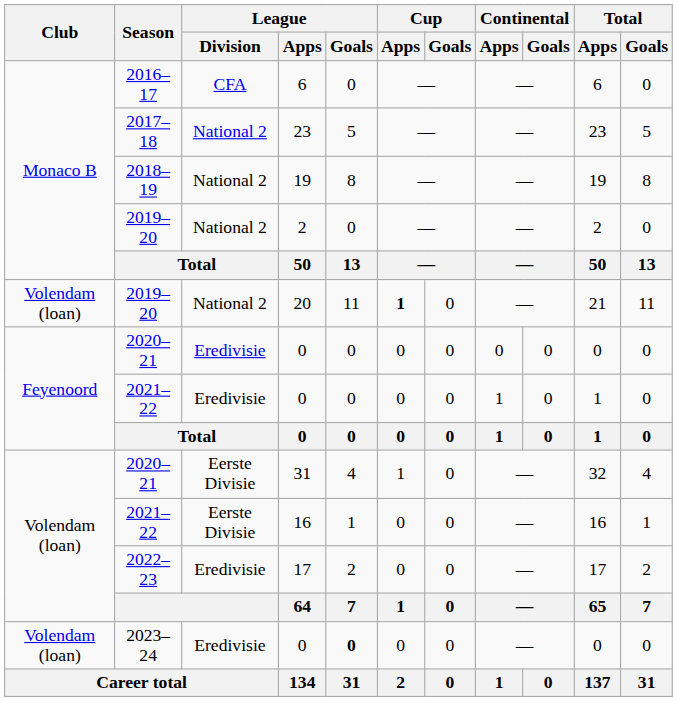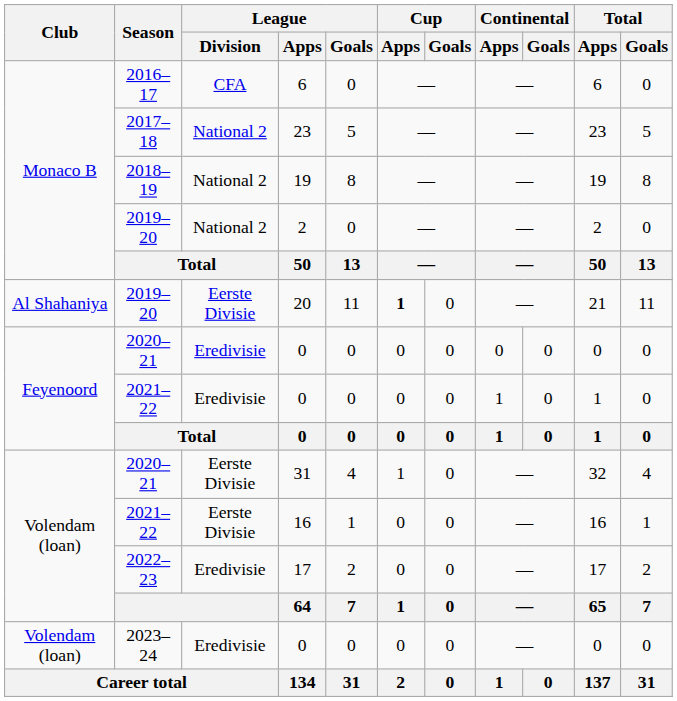(60, 302) Volendam (loan) -> (60, 302) Al Shahaniya
(230, 302) National 2 -> (230, 302) Eerste Divisie
(351, 645) bold -> (351, 645) normal
